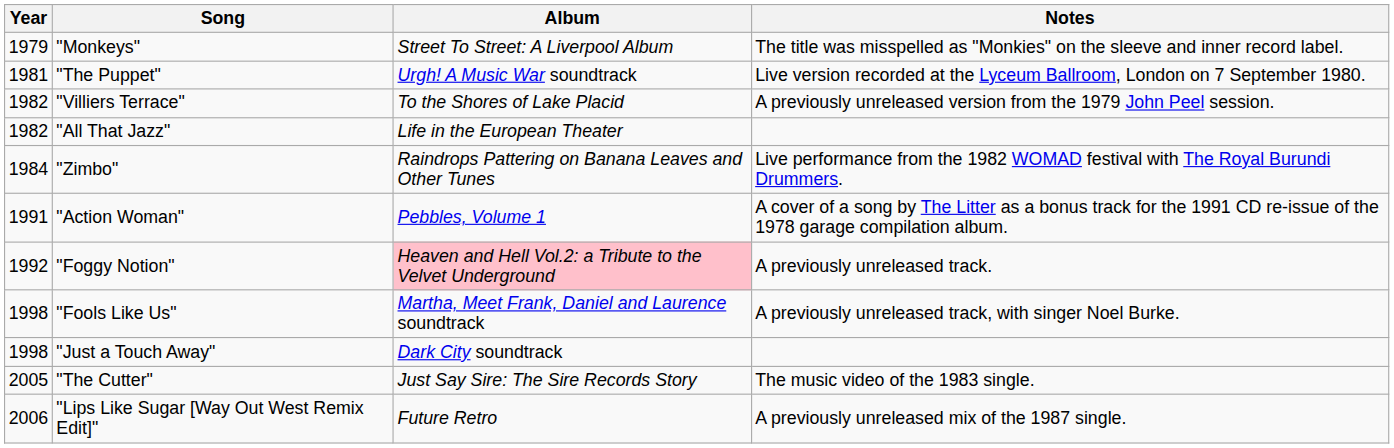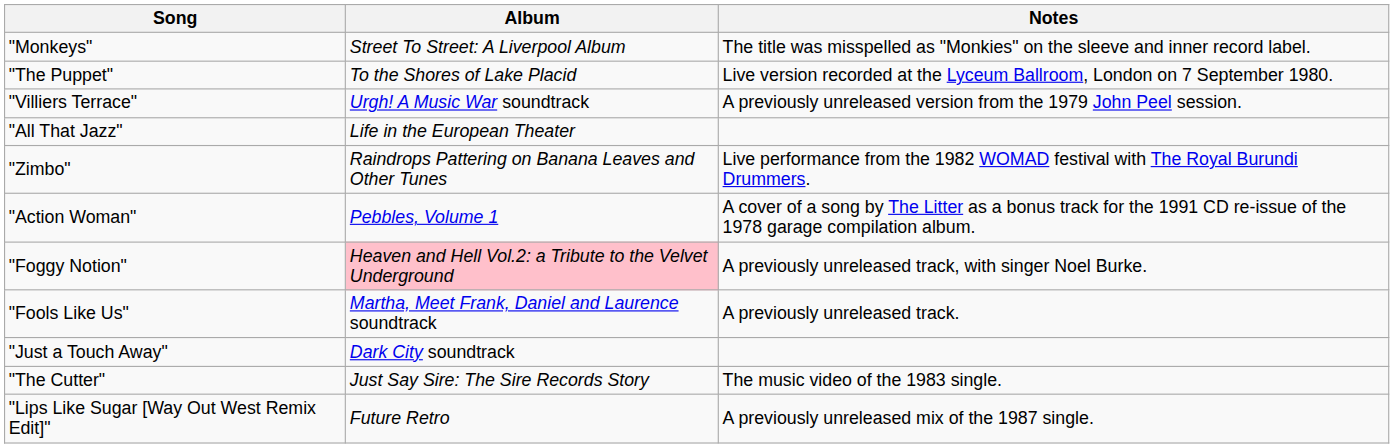- column: (28, 18)
(517, 74) Urgh! A Music War soundtrack -> (463, 74) To the Shores of Lake Placid
(511, 103) To the Shores of Lake Placid -> (469, 103) Urgh! A Music War soundtrack
(874, 265) A previously unreleased track. -> (935, 265) A previously unreleased track, with singer Noel Burke.
(967, 313) A previously unreleased track, with singer Noel Burke. -> (841, 313) A previously unreleased track.
